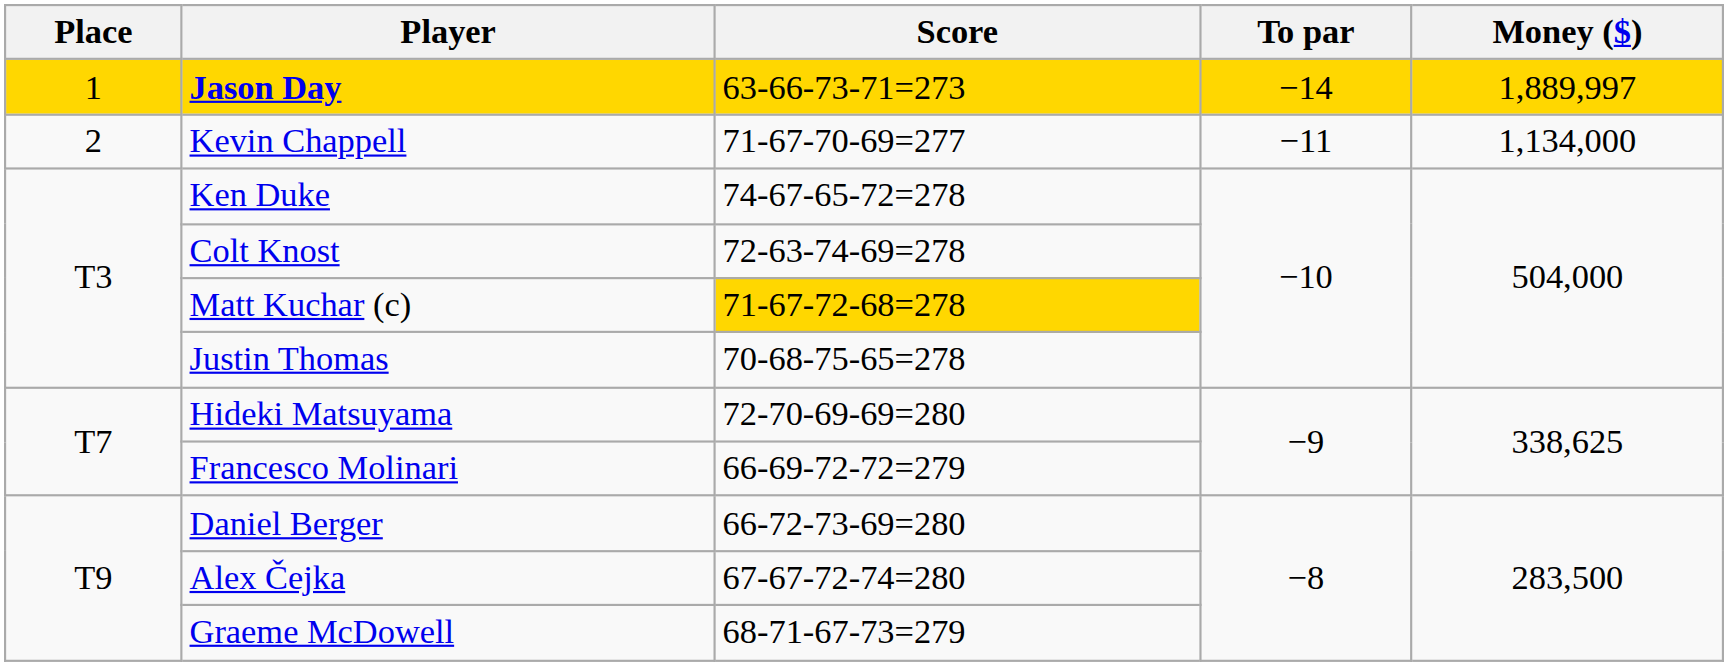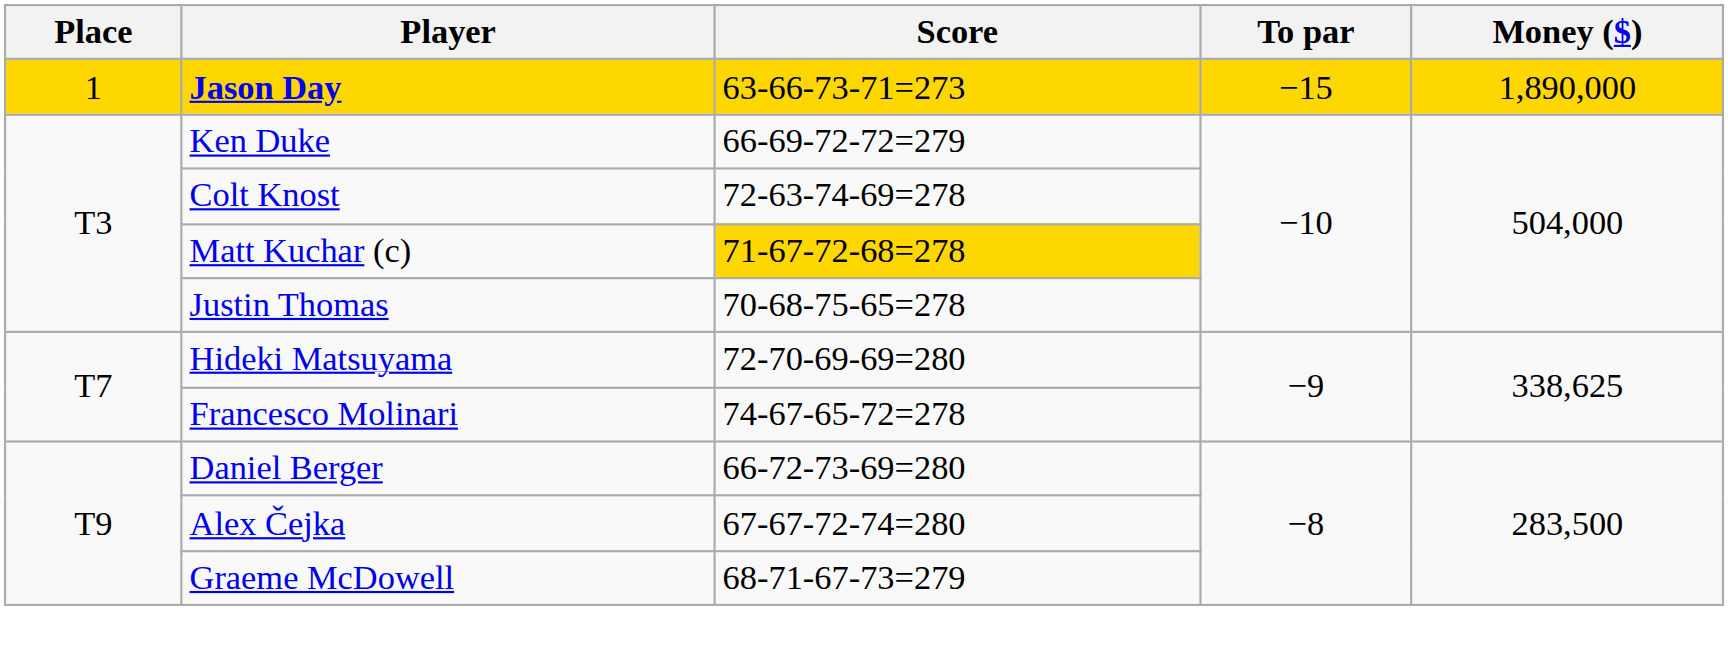(1306, 86) −14 -> (1306, 86) −15
(1567, 86) 1,889,997 -> (1567, 86) 1,890,000
- row: (298, 140)
(844, 195) 74-67-65-72=278 -> (844, 140) 66-69-72-72=279
(844, 468) 66-69-72-72=279 -> (844, 413) 74-67-65-72=278
